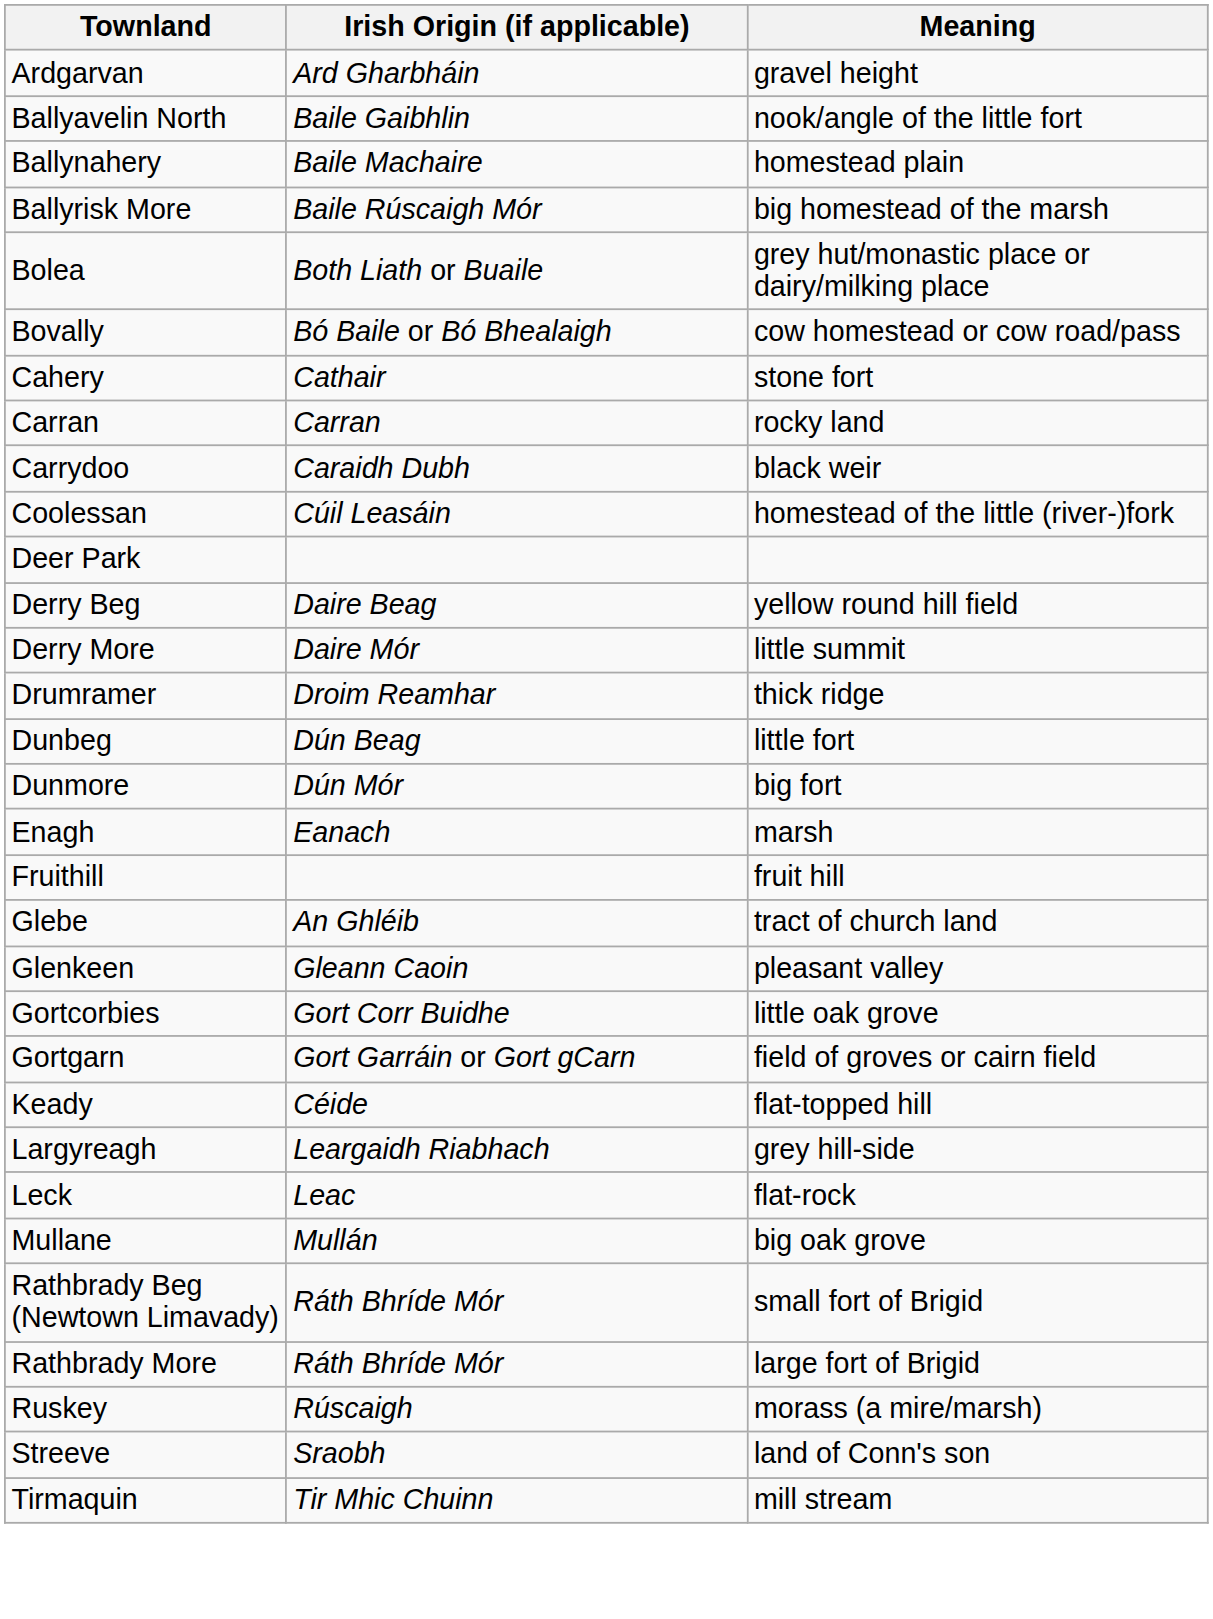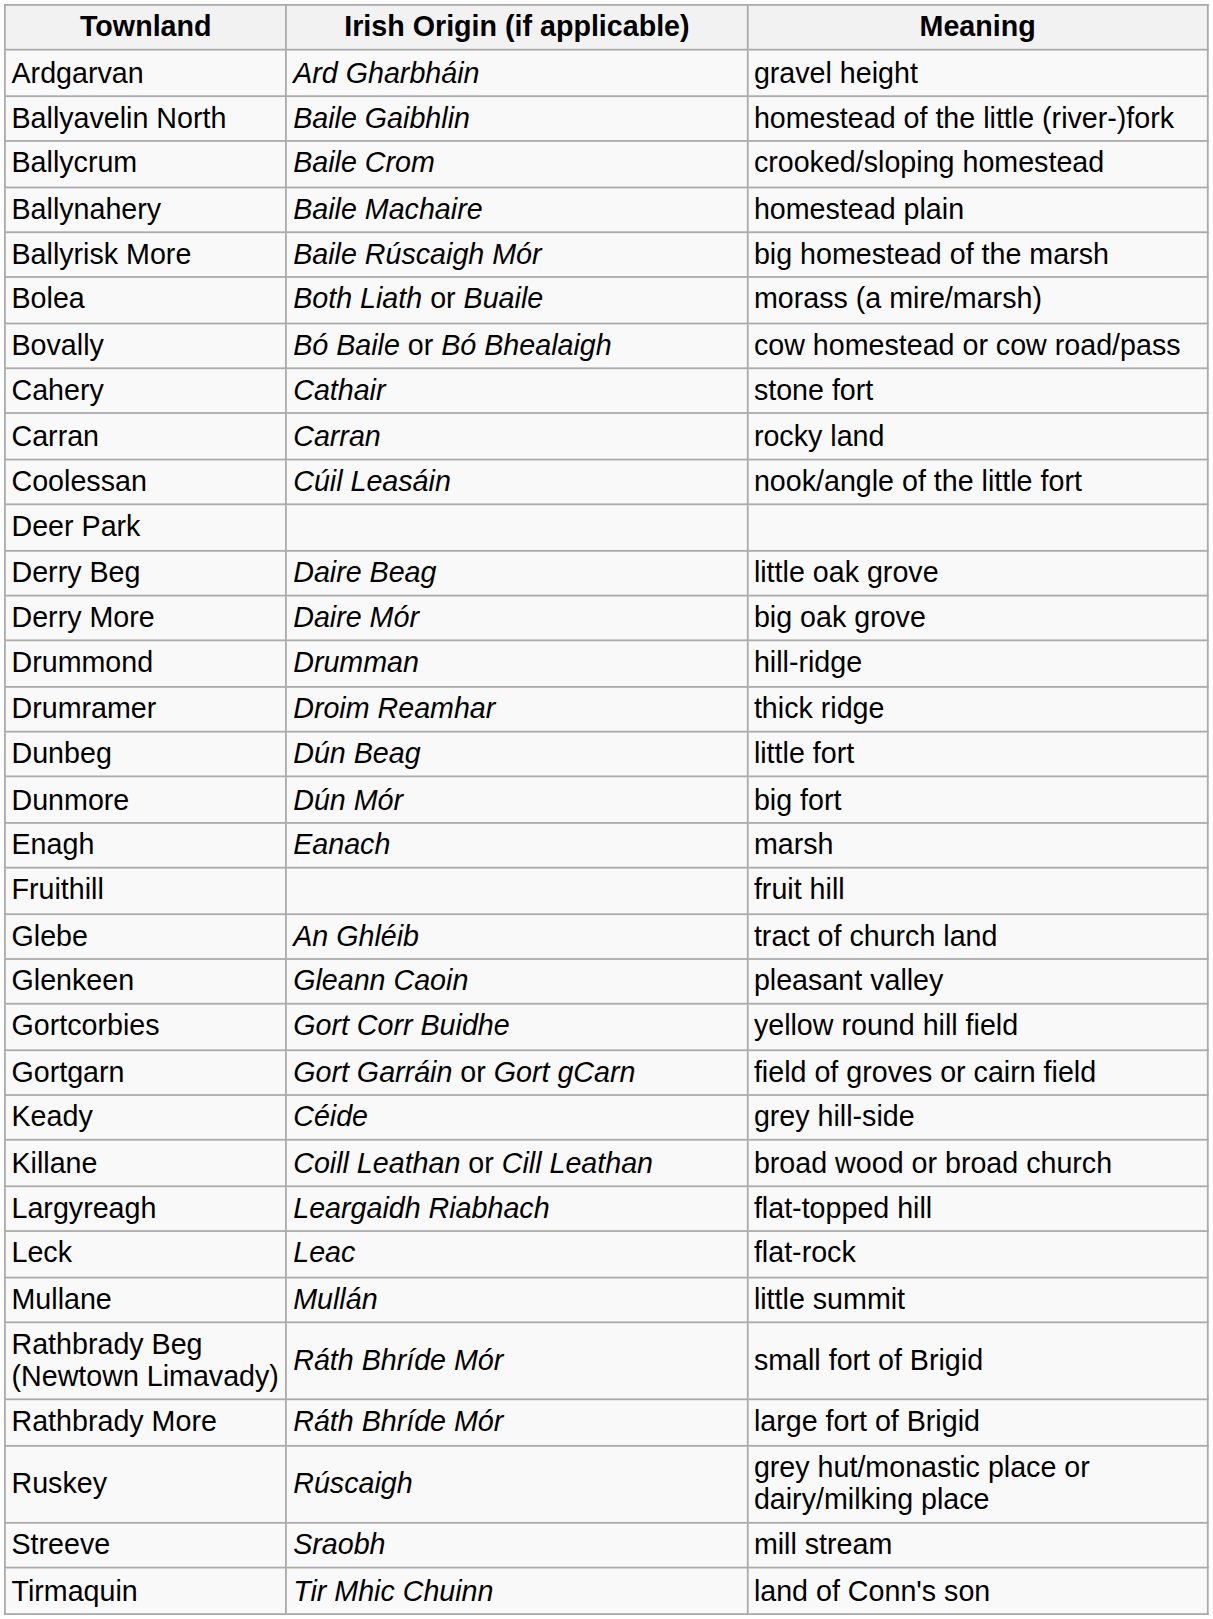(918, 118) nook/angle of the little fort -> (964, 118) homestead of the little (river-)fork
+ row: (74, 163)
(922, 270) grey hut/monastic place or dairy/milking place -> (898, 299) morass (a mire/marsh)
- row: (70, 468)
(964, 513) homestead of the little (river-)fork -> (918, 481) nook/angle of the little fort
(886, 604) yellow round hill field -> (846, 572) little oak grove
(829, 649) little summit -> (840, 617) big oak grove
+ row: (82, 663)
(846, 1013) little oak grove -> (886, 1026) yellow round hill field
(843, 1104) flat-topped hill -> (834, 1117) grey hill-side
+ row: (54, 1162)
(834, 1149) grey hill-side -> (843, 1208) flat-topped hill
(840, 1240) big oak grove -> (829, 1299) little summit
(898, 1408) morass (a mire/marsh) -> (922, 1483) grey hut/monastic place or dairy/milking place
(872, 1454) land of Conn's son -> (823, 1545) mill stream
(823, 1499) mill stream -> (872, 1590) land of Conn's son
